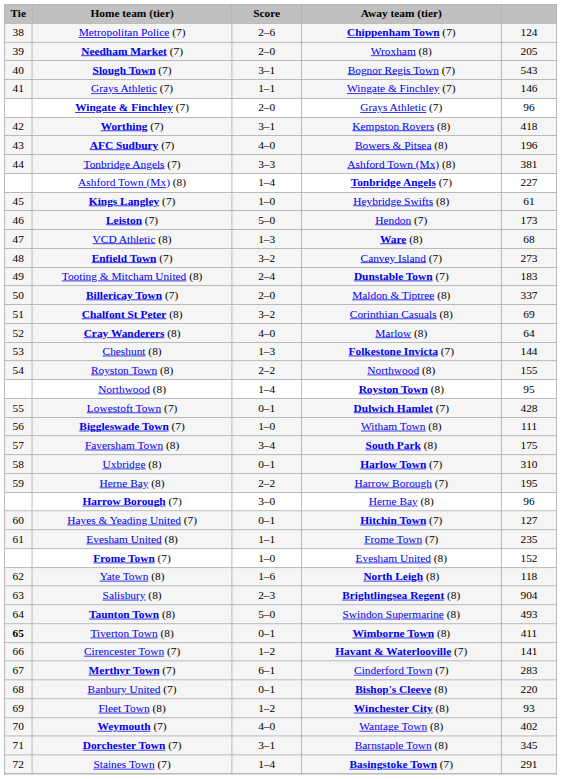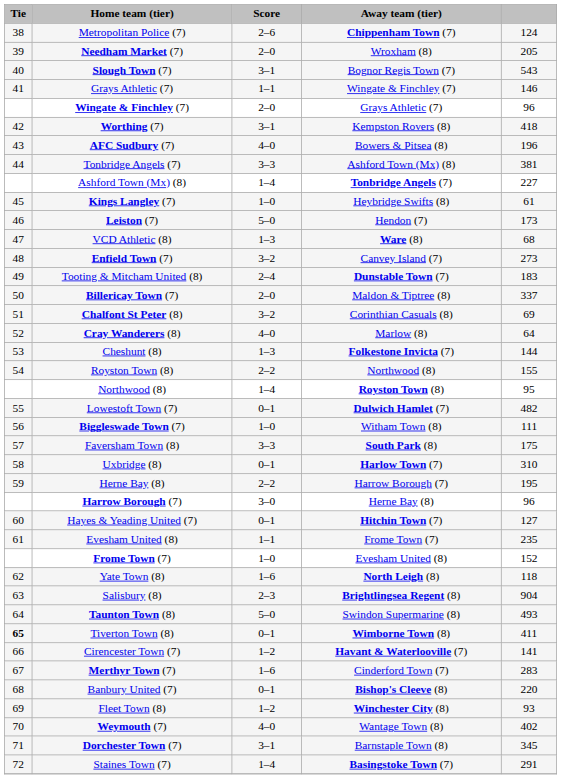(529, 408) 428 -> (529, 408) 482
(267, 445) 3–4 -> (267, 445) 3–3
(267, 670) 6–1 -> (267, 670) 1–6
